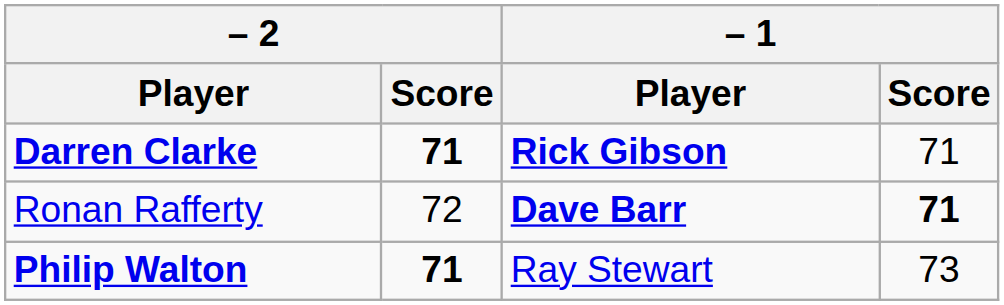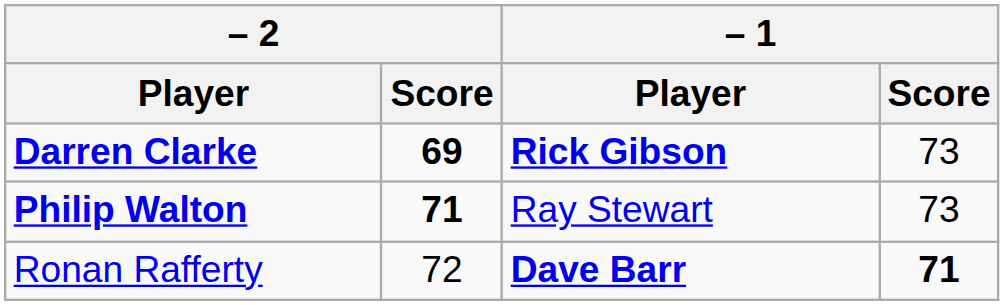(442, 151) 71 -> (442, 151) 69
(939, 151) 71 -> (939, 151) 73
rows swapped: (131, 269) <-> (138, 210)
